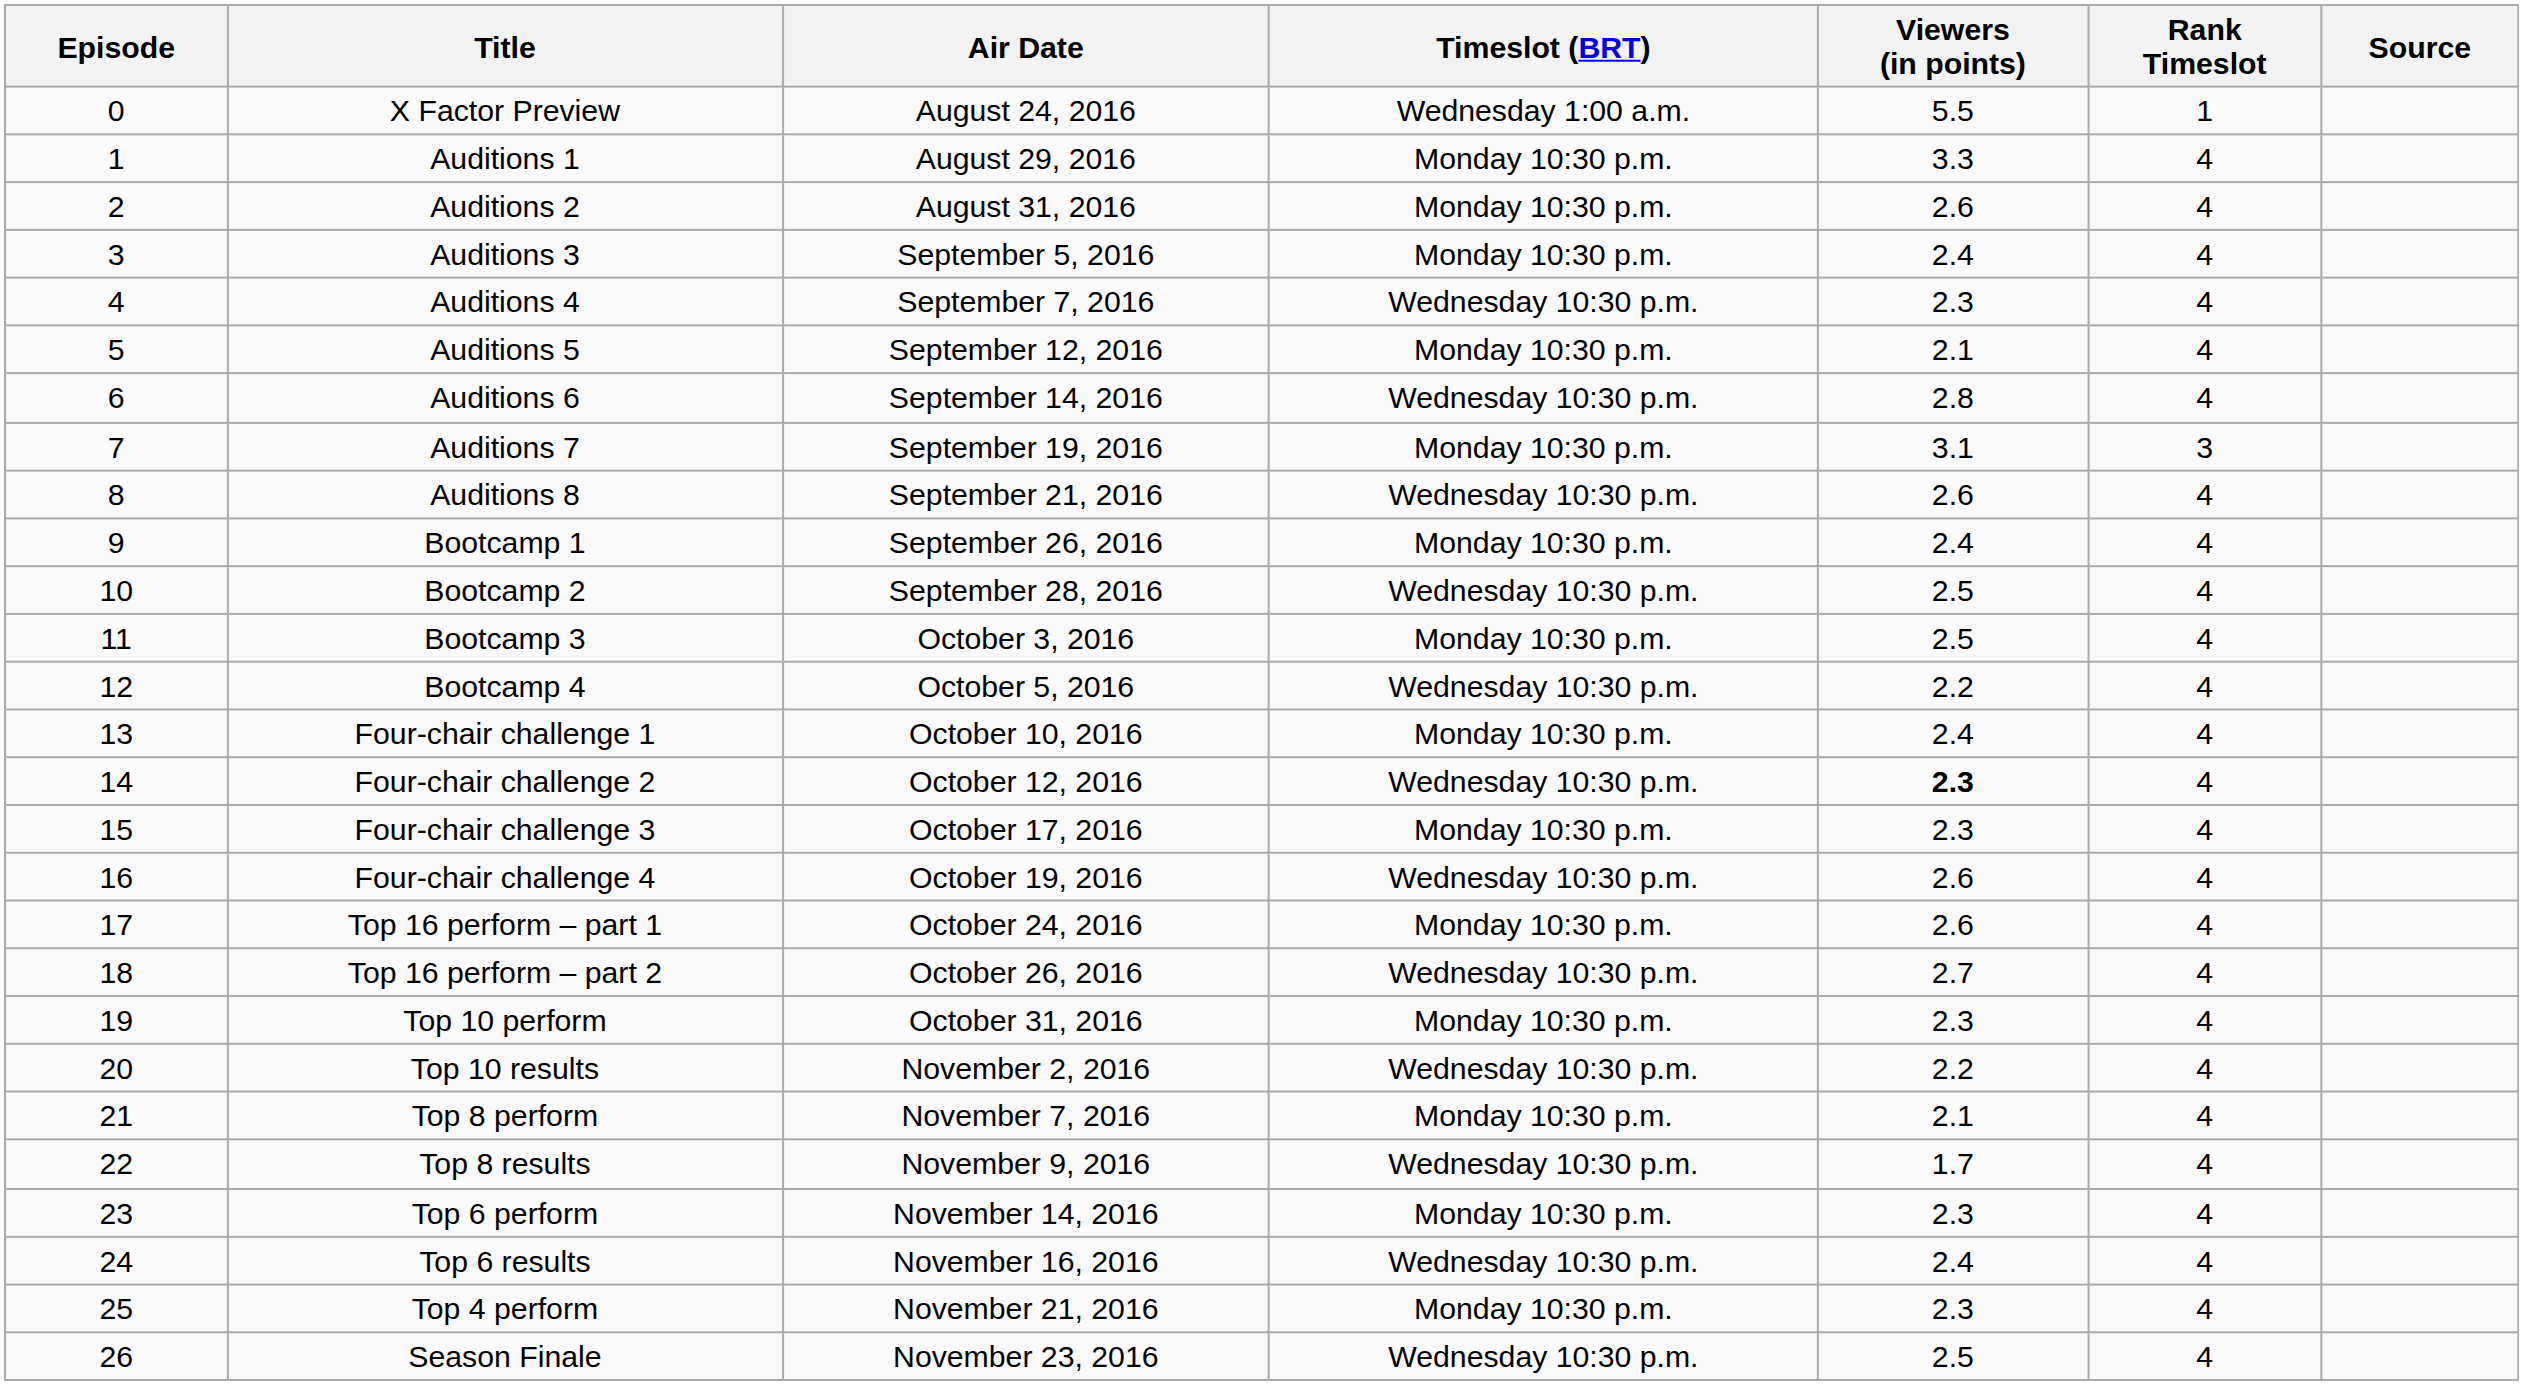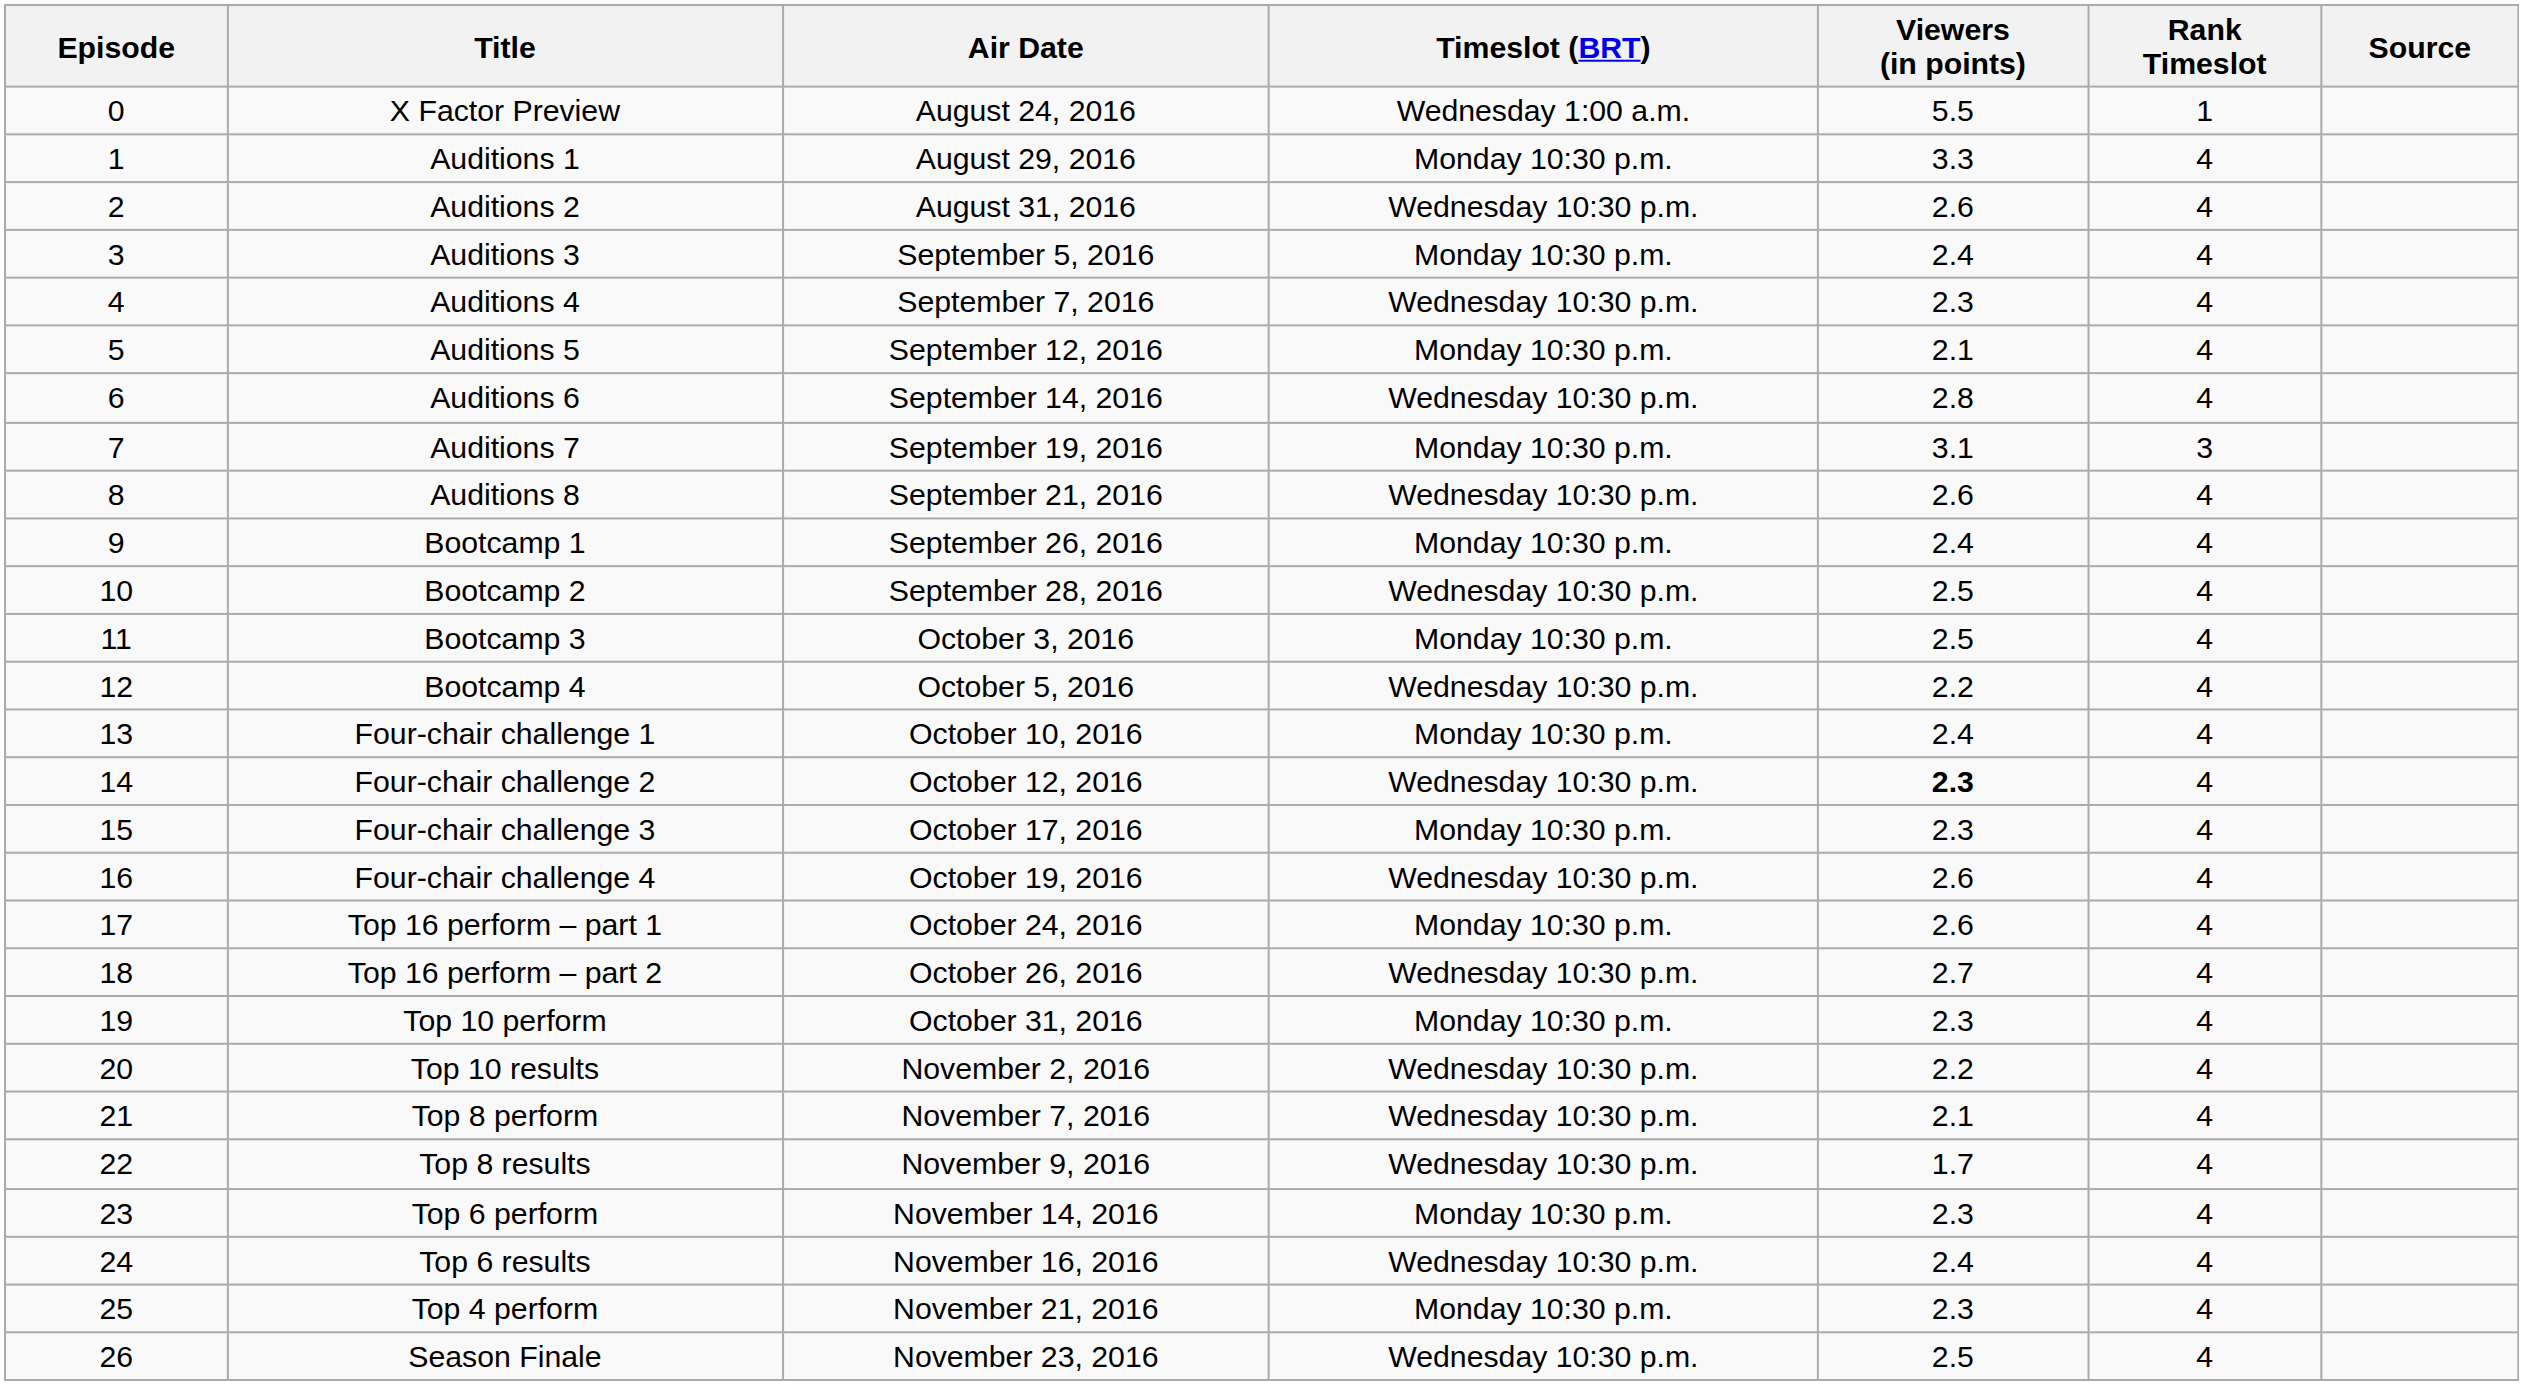(1543, 207) Monday 10:30 p.m. -> (1543, 207) Wednesday 10:30 p.m.
(1543, 1116) Monday 10:30 p.m. -> (1543, 1116) Wednesday 10:30 p.m.
